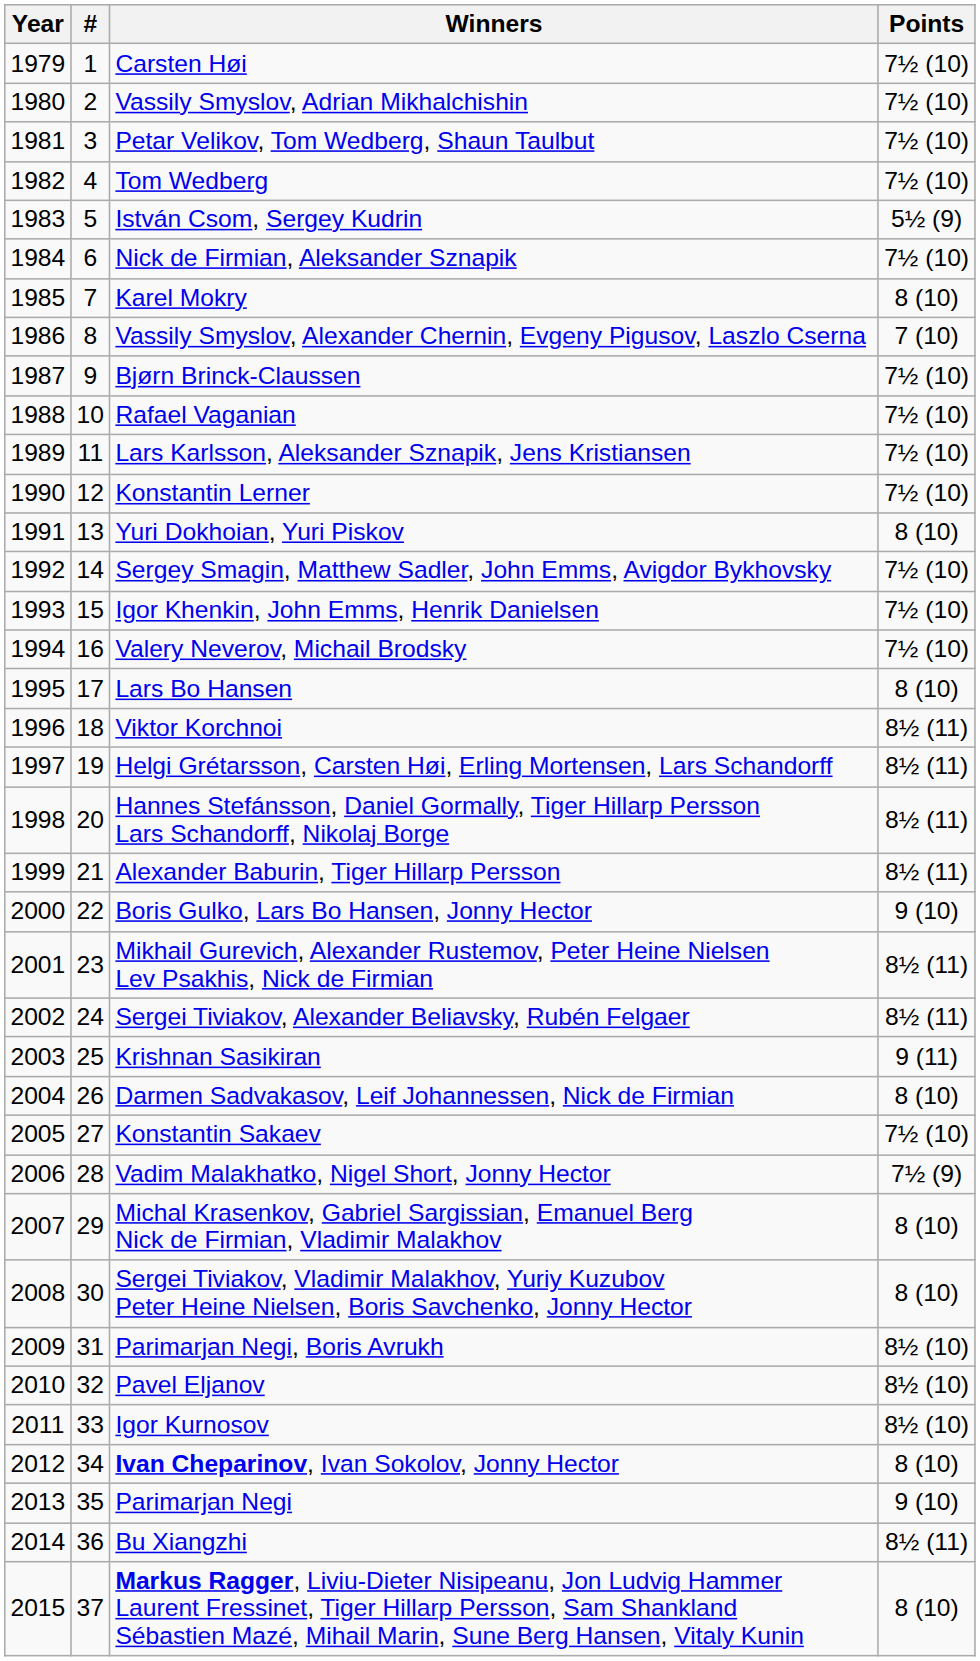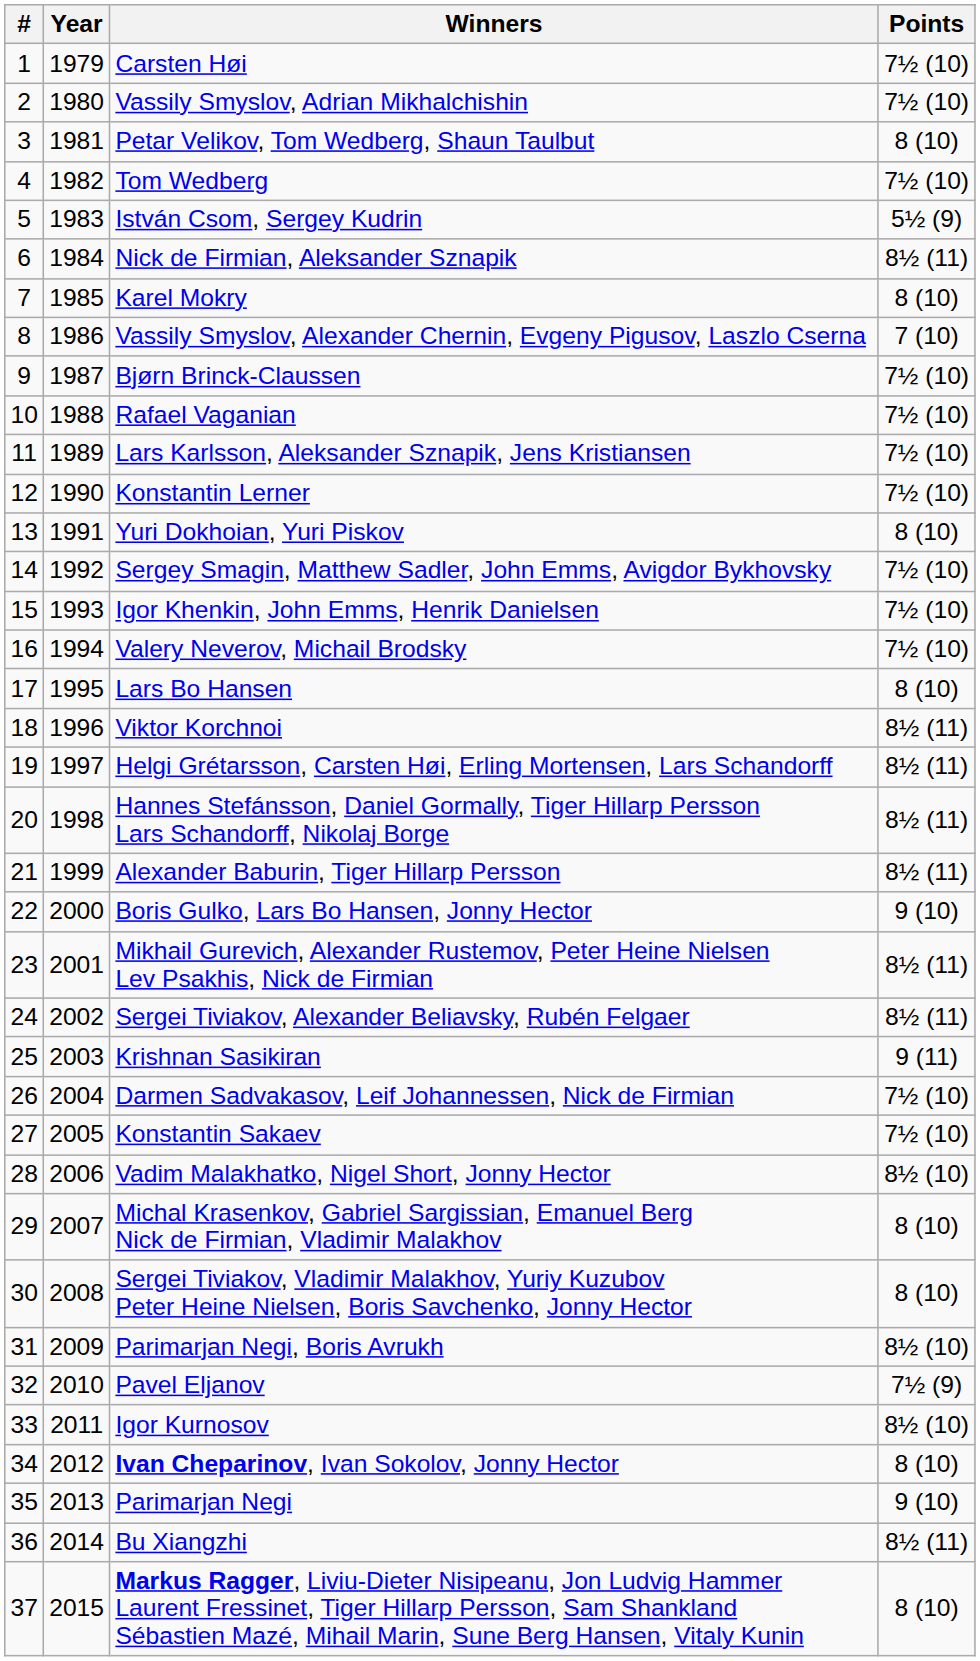columns swapped: (90, 24) <-> (38, 24)
(927, 141) 7½ (10) -> (927, 141) 8 (10)
(927, 258) 7½ (10) -> (927, 258) 8½ (11)
(927, 1095) 8 (10) -> (927, 1095) 7½ (10)
(927, 1173) 7½ (9) -> (927, 1173) 8½ (10)
(927, 1385) 8½ (10) -> (927, 1385) 7½ (9)
